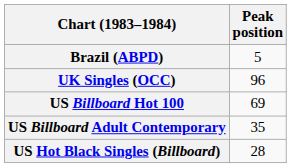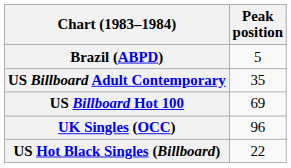rows swapped: (117, 80) <-> (117, 127)
(258, 151) 28 -> (258, 151) 22
